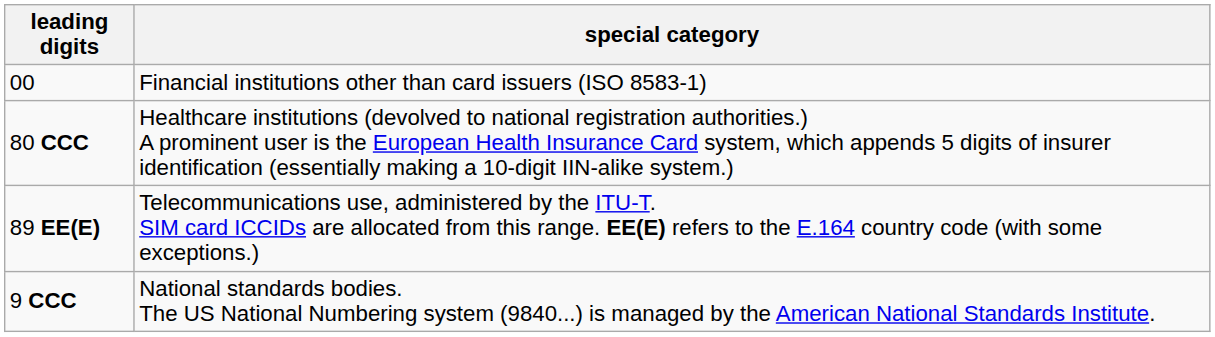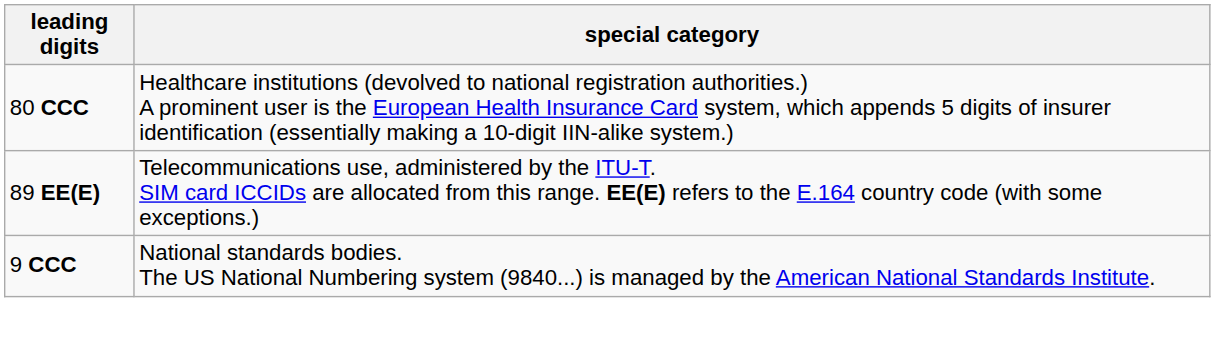- row: (22, 82)
